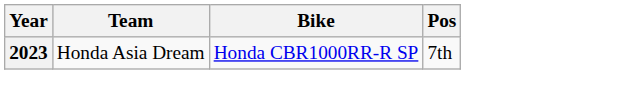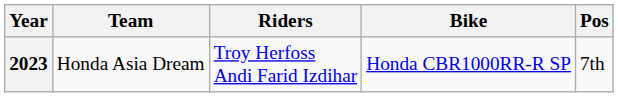+ column: (285, 20)
